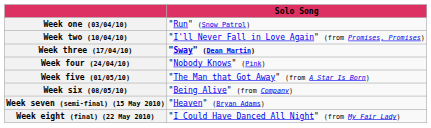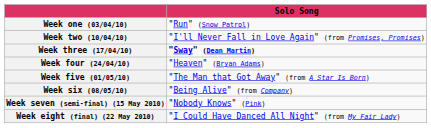(217, 63) "Nobody Knows" (Pink) -> (217, 63) "Heaven" (Bryan Adams)
(217, 103) "Heaven" (Bryan Adams) -> (217, 103) "Nobody Knows" (Pink)
